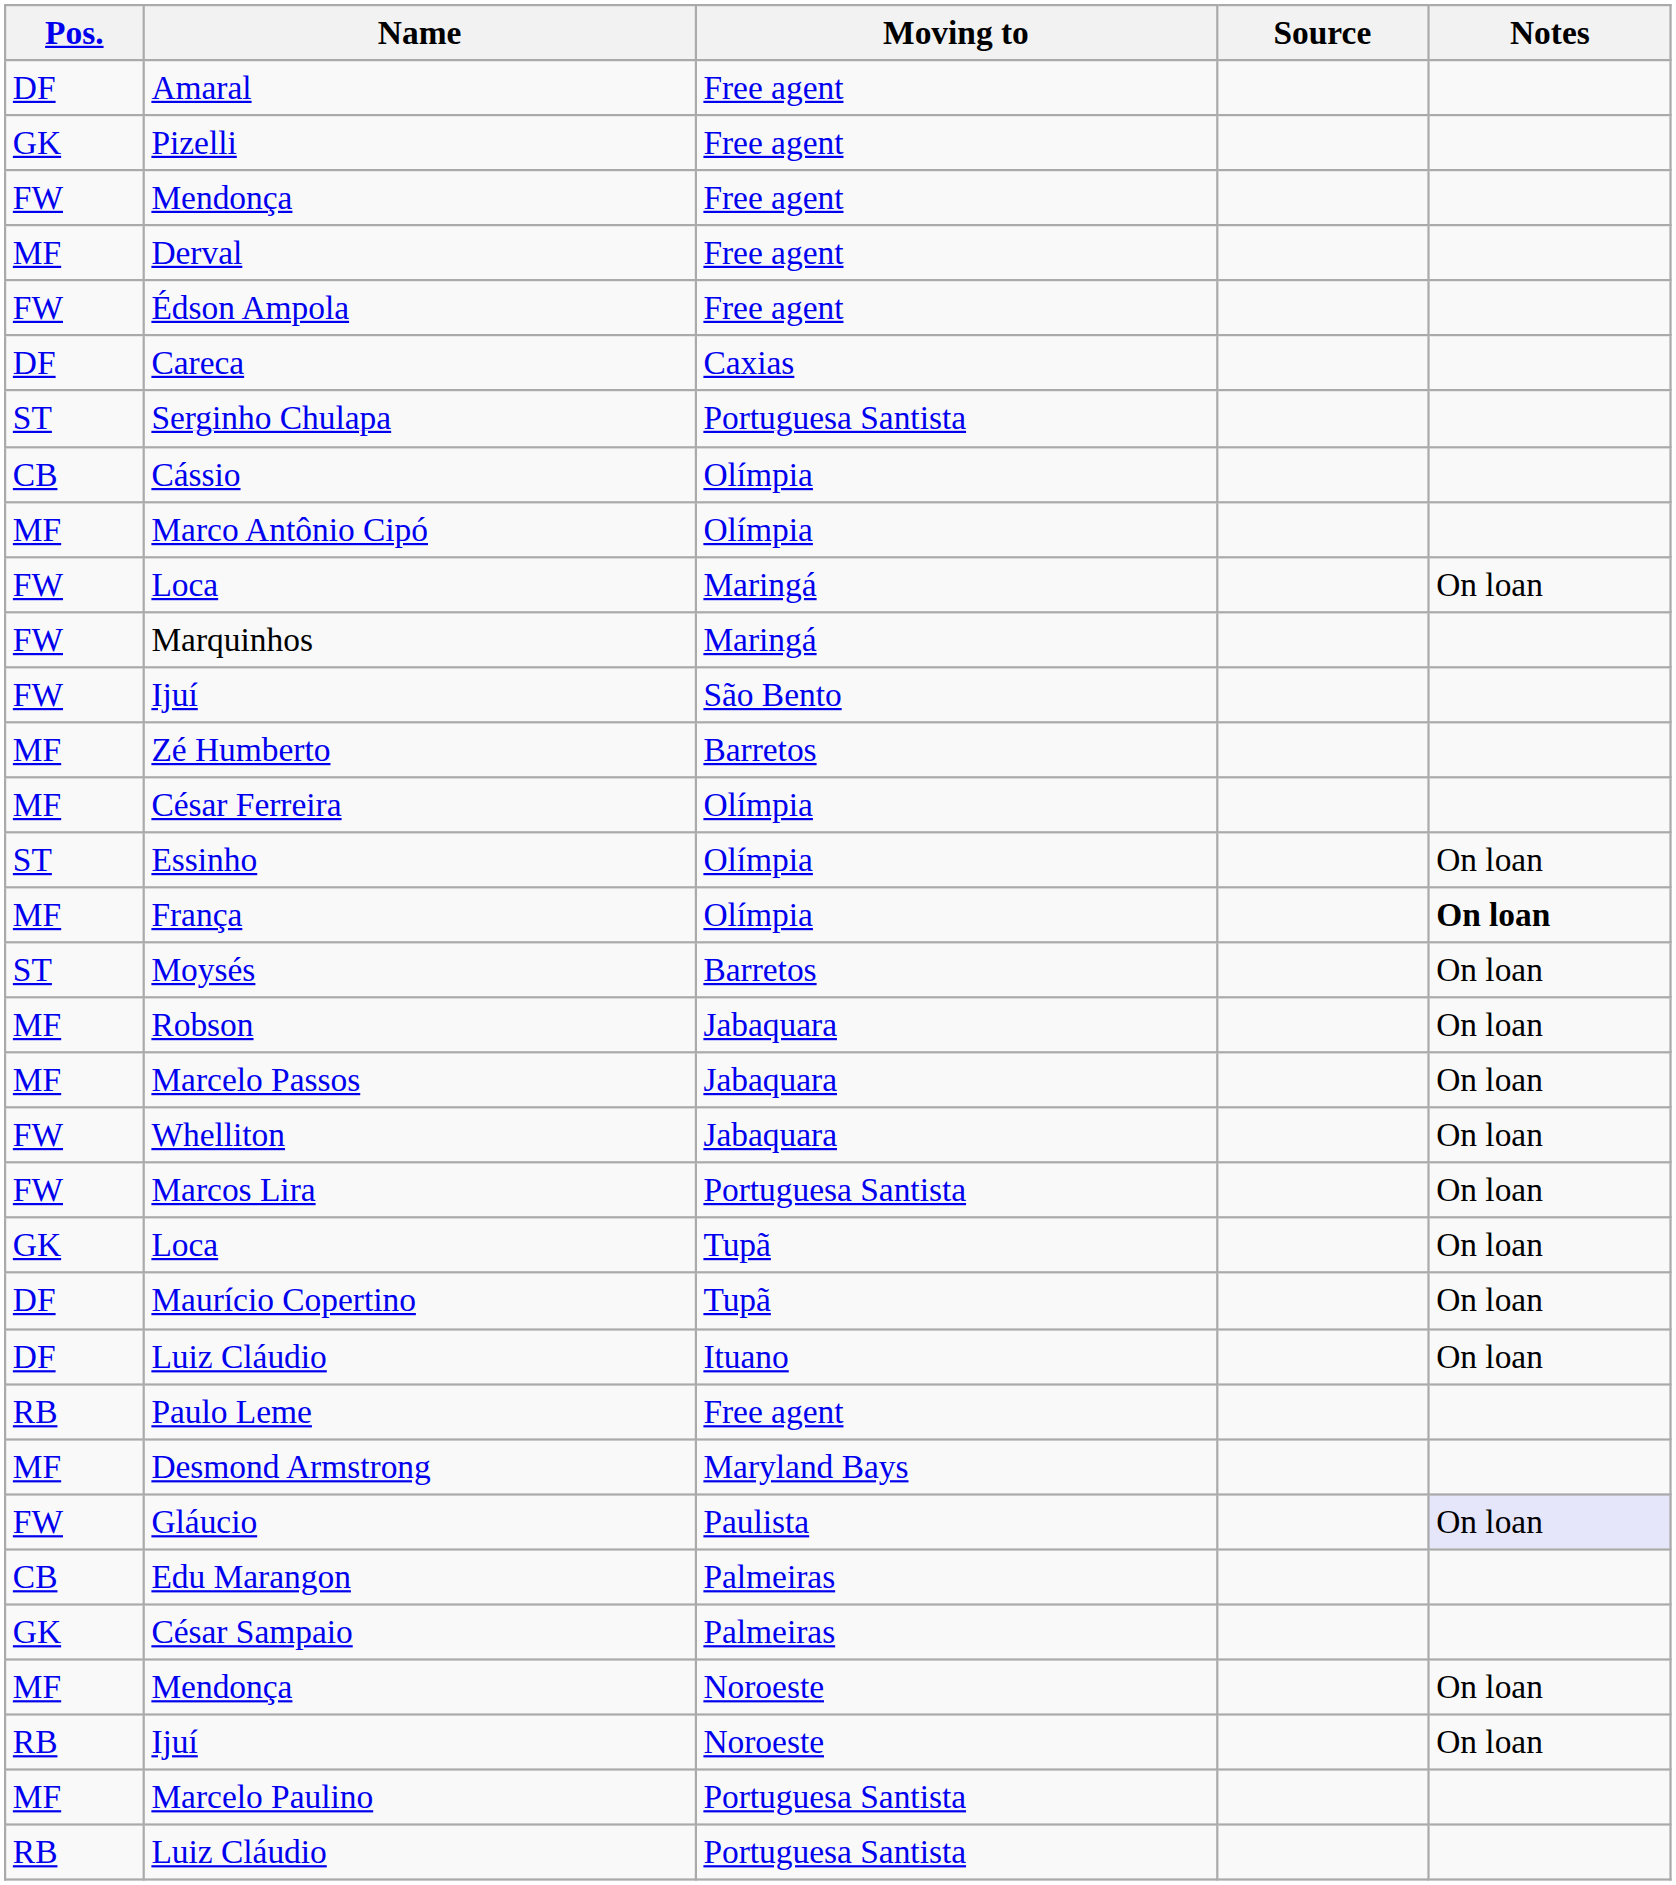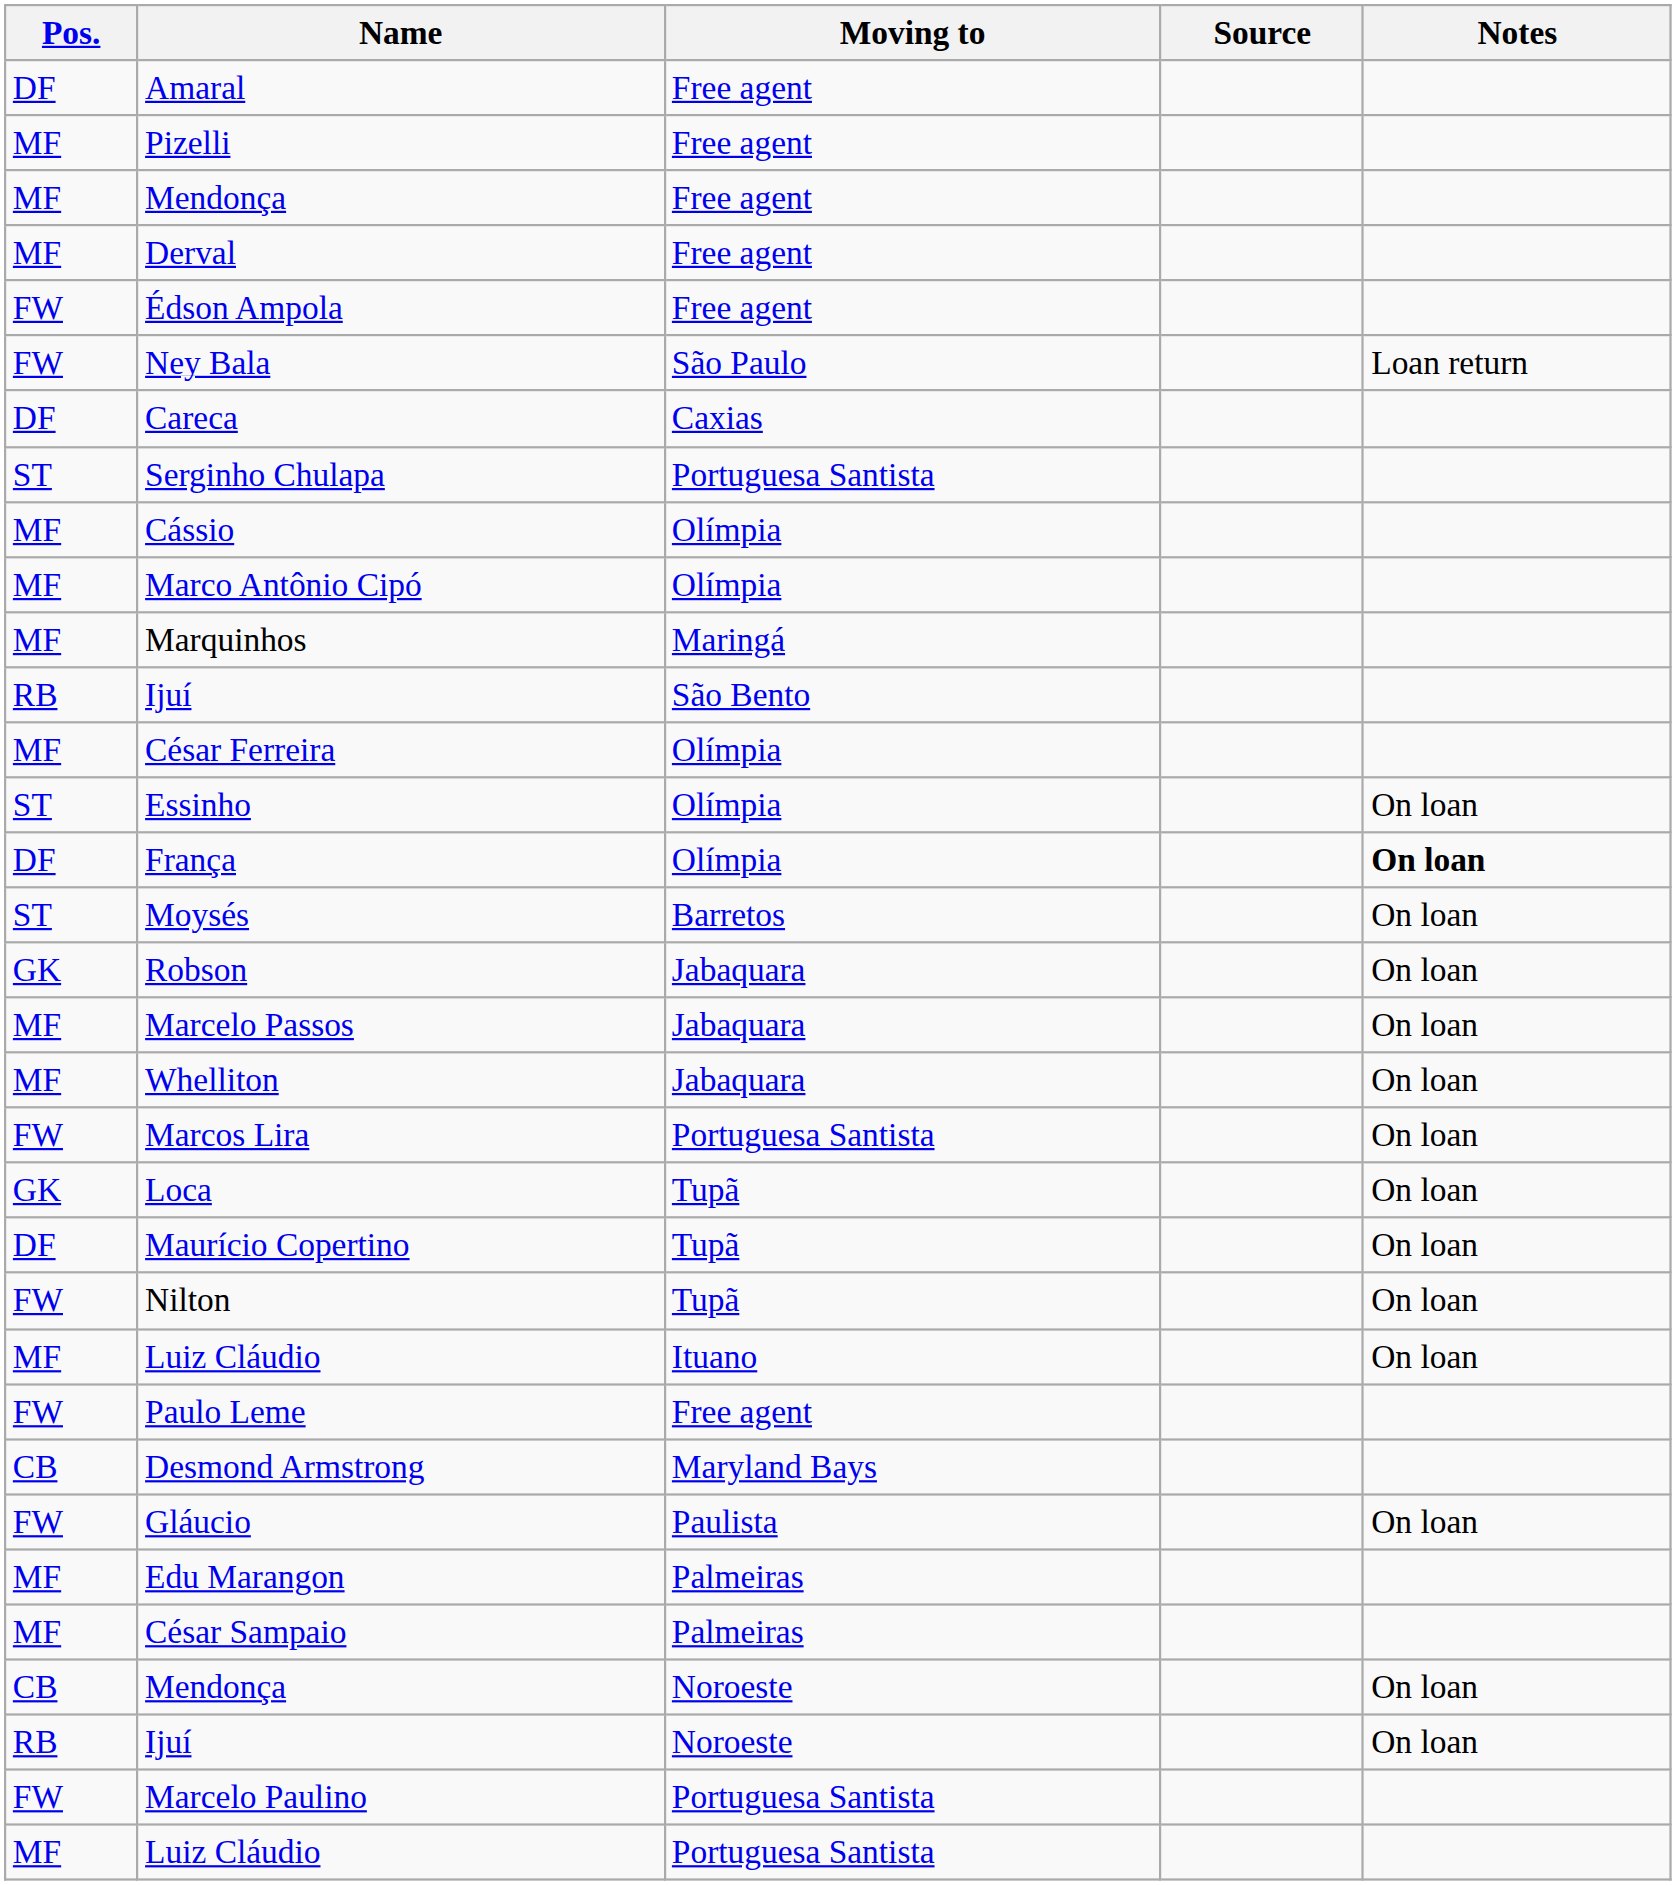(37, 142) GK -> (37, 142) MF
(38, 197) FW -> (37, 197) MF
+ row: (208, 363)
(35, 473) CB -> (37, 528) MF
- row: (185, 583)
(38, 638) FW -> (37, 638) MF
(38, 693) FW -> (35, 693) RB
- row: (241, 749)
(37, 914) MF -> (34, 859) DF
(37, 1024) MF -> (37, 969) GK
(38, 1135) FW -> (37, 1079) MF
+ row: (188, 1300)
(34, 1355) DF -> (37, 1355) MF
(35, 1410) RB -> (38, 1410) FW
(37, 1465) MF -> (35, 1465) CB
(1490, 1520) lavender background -> (1425, 1520) no background
(35, 1576) CB -> (37, 1576) MF
(37, 1631) GK -> (37, 1631) MF
(37, 1686) MF -> (35, 1686) CB
(37, 1796) MF -> (38, 1796) FW
(35, 1851) RB -> (37, 1851) MF
